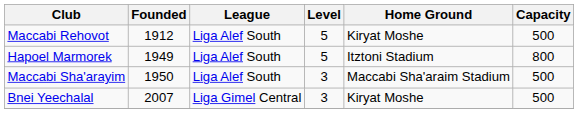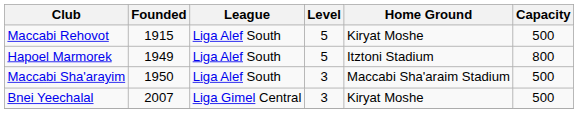(159, 35) 1912 -> (159, 35) 1915
